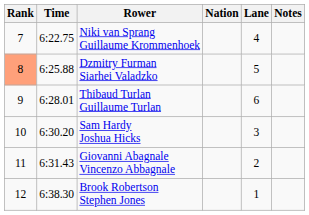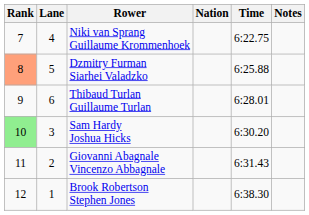columns swapped: (256, 13) <-> (57, 13)
(20, 132) no background -> (20, 132) lightgreen background
